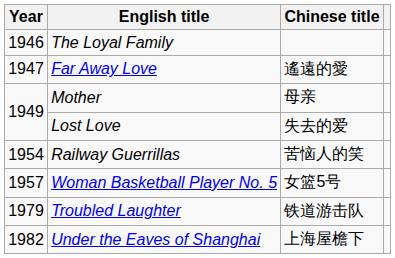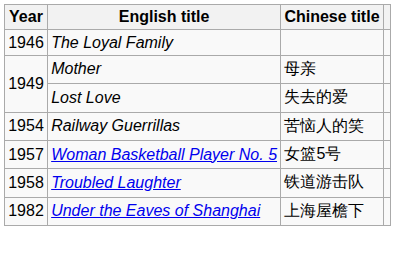- row: (104, 69)
(26, 211) 1979 -> (26, 182) 1958
